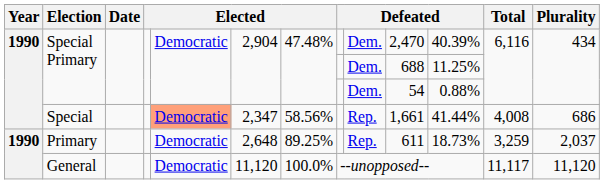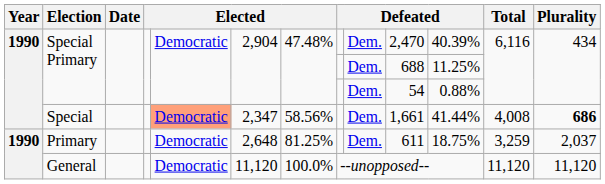(362, 116) Rep. -> (365, 116) Dem.
(584, 116) normal -> (584, 116) bold
(309, 141) 89.25% -> (309, 141) 81.25%
(362, 141) Rep. -> (365, 141) Dem.
(456, 141) 18.73% -> (456, 141) 18.75%
(508, 166) 11,117 -> (509, 166) 11,120
